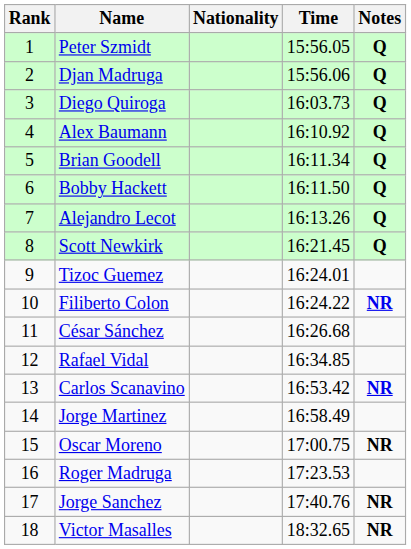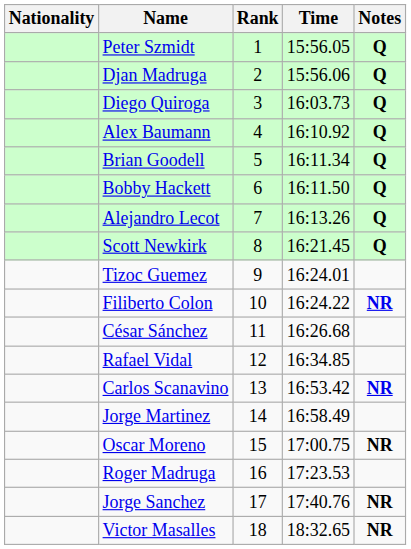columns swapped: (30, 18) <-> (236, 18)
